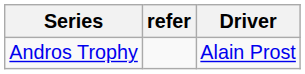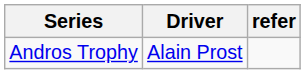columns swapped: (248, 21) <-> (169, 21)
